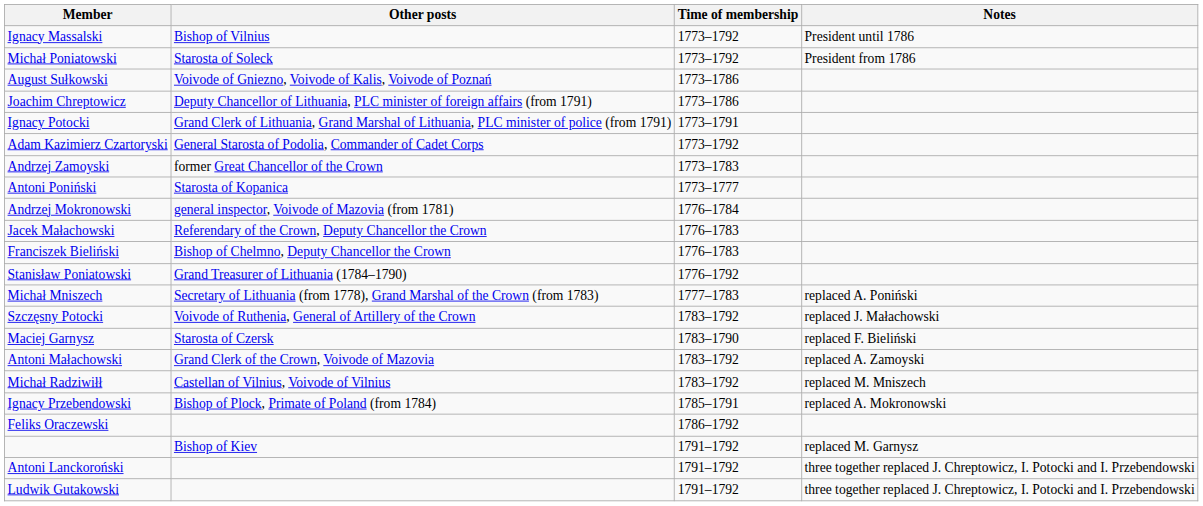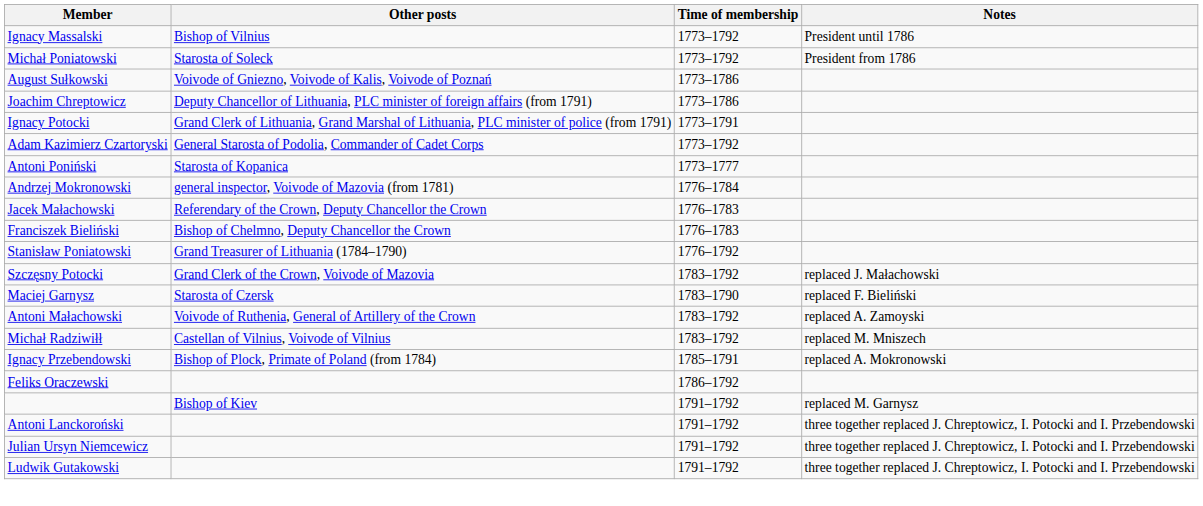- row: (58, 166)
- row: (55, 295)
(325, 317) Voivode of Ruthenia, General of Artillery of the Crown -> (304, 274) Grand Clerk of the Crown, Voivode of Mazovia
(304, 360) Grand Clerk of the Crown, Voivode of Mazovia -> (325, 317) Voivode of Ruthenia, General of Artillery of the Crown
+ row: (78, 446)
